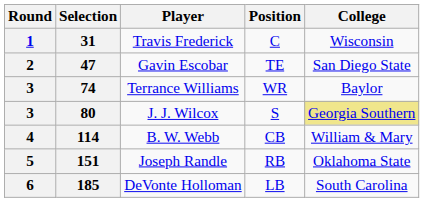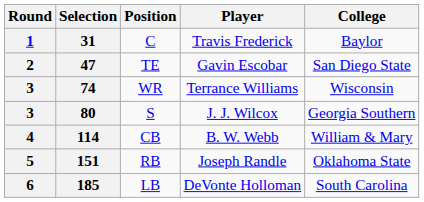columns swapped: (183, 16) <-> (275, 16)
(362, 40) Wisconsin -> (362, 40) Baylor
(362, 88) Baylor -> (362, 88) Wisconsin
(362, 112) khaki background -> (362, 112) no background
